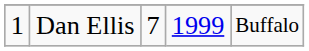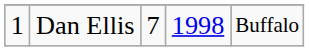(198, 25) 1999 -> (198, 25) 1998
